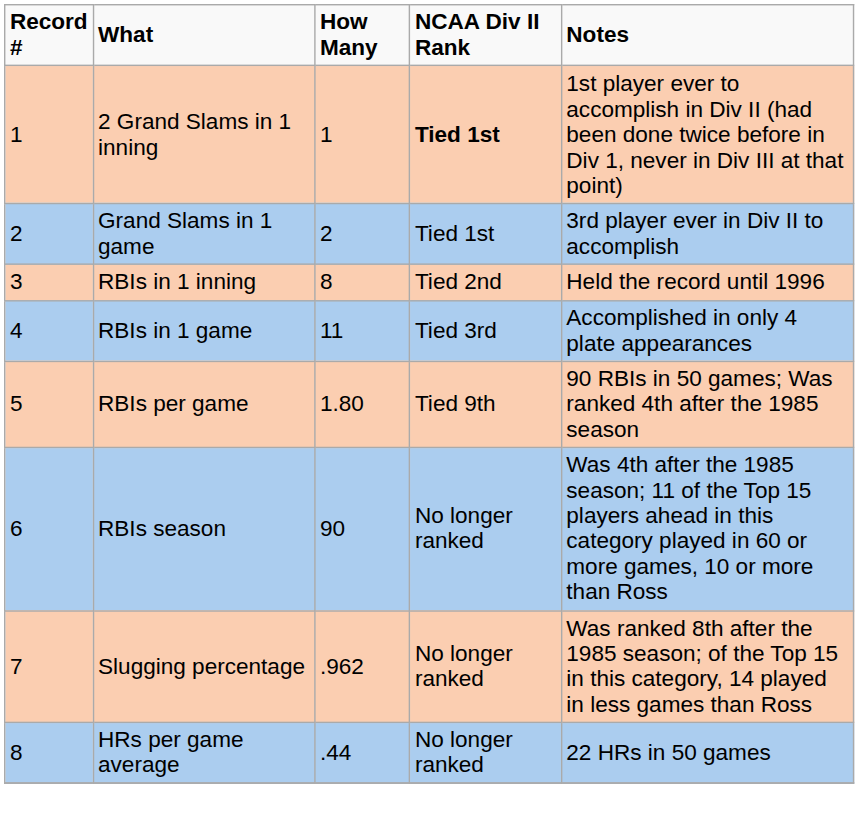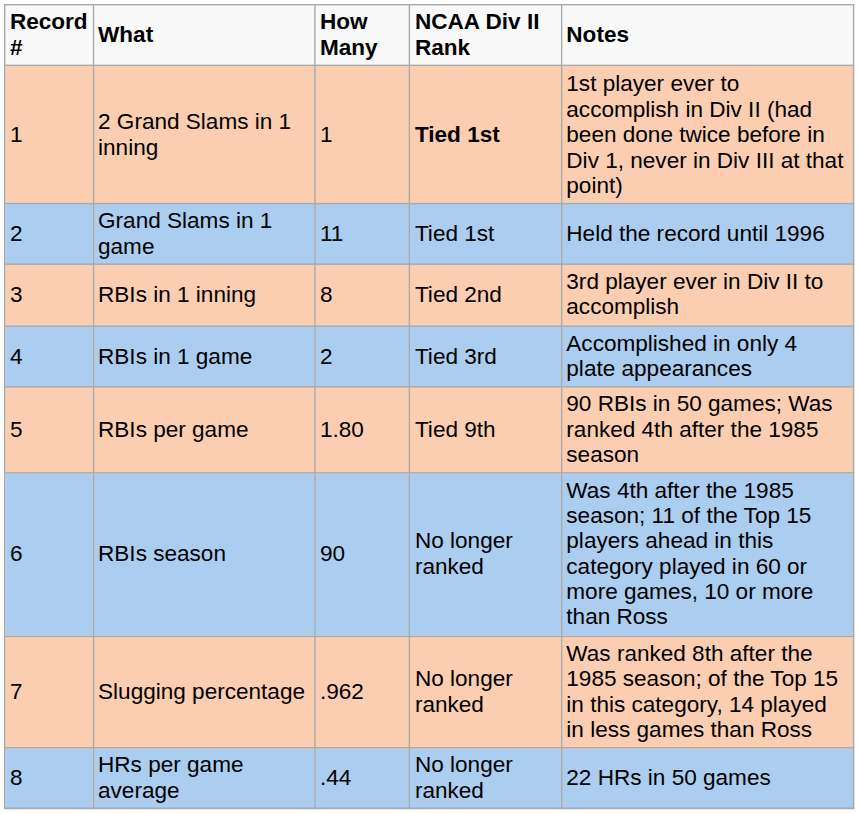(326, 233) 2 -> (332, 233) 11
(695, 233) 3rd player ever in Div II to accomplish -> (696, 233) Held the record until 1996
(696, 282) Held the record until 1996 -> (695, 294) 3rd player ever in Div II to accomplish
(332, 330) 11 -> (326, 355) 2
